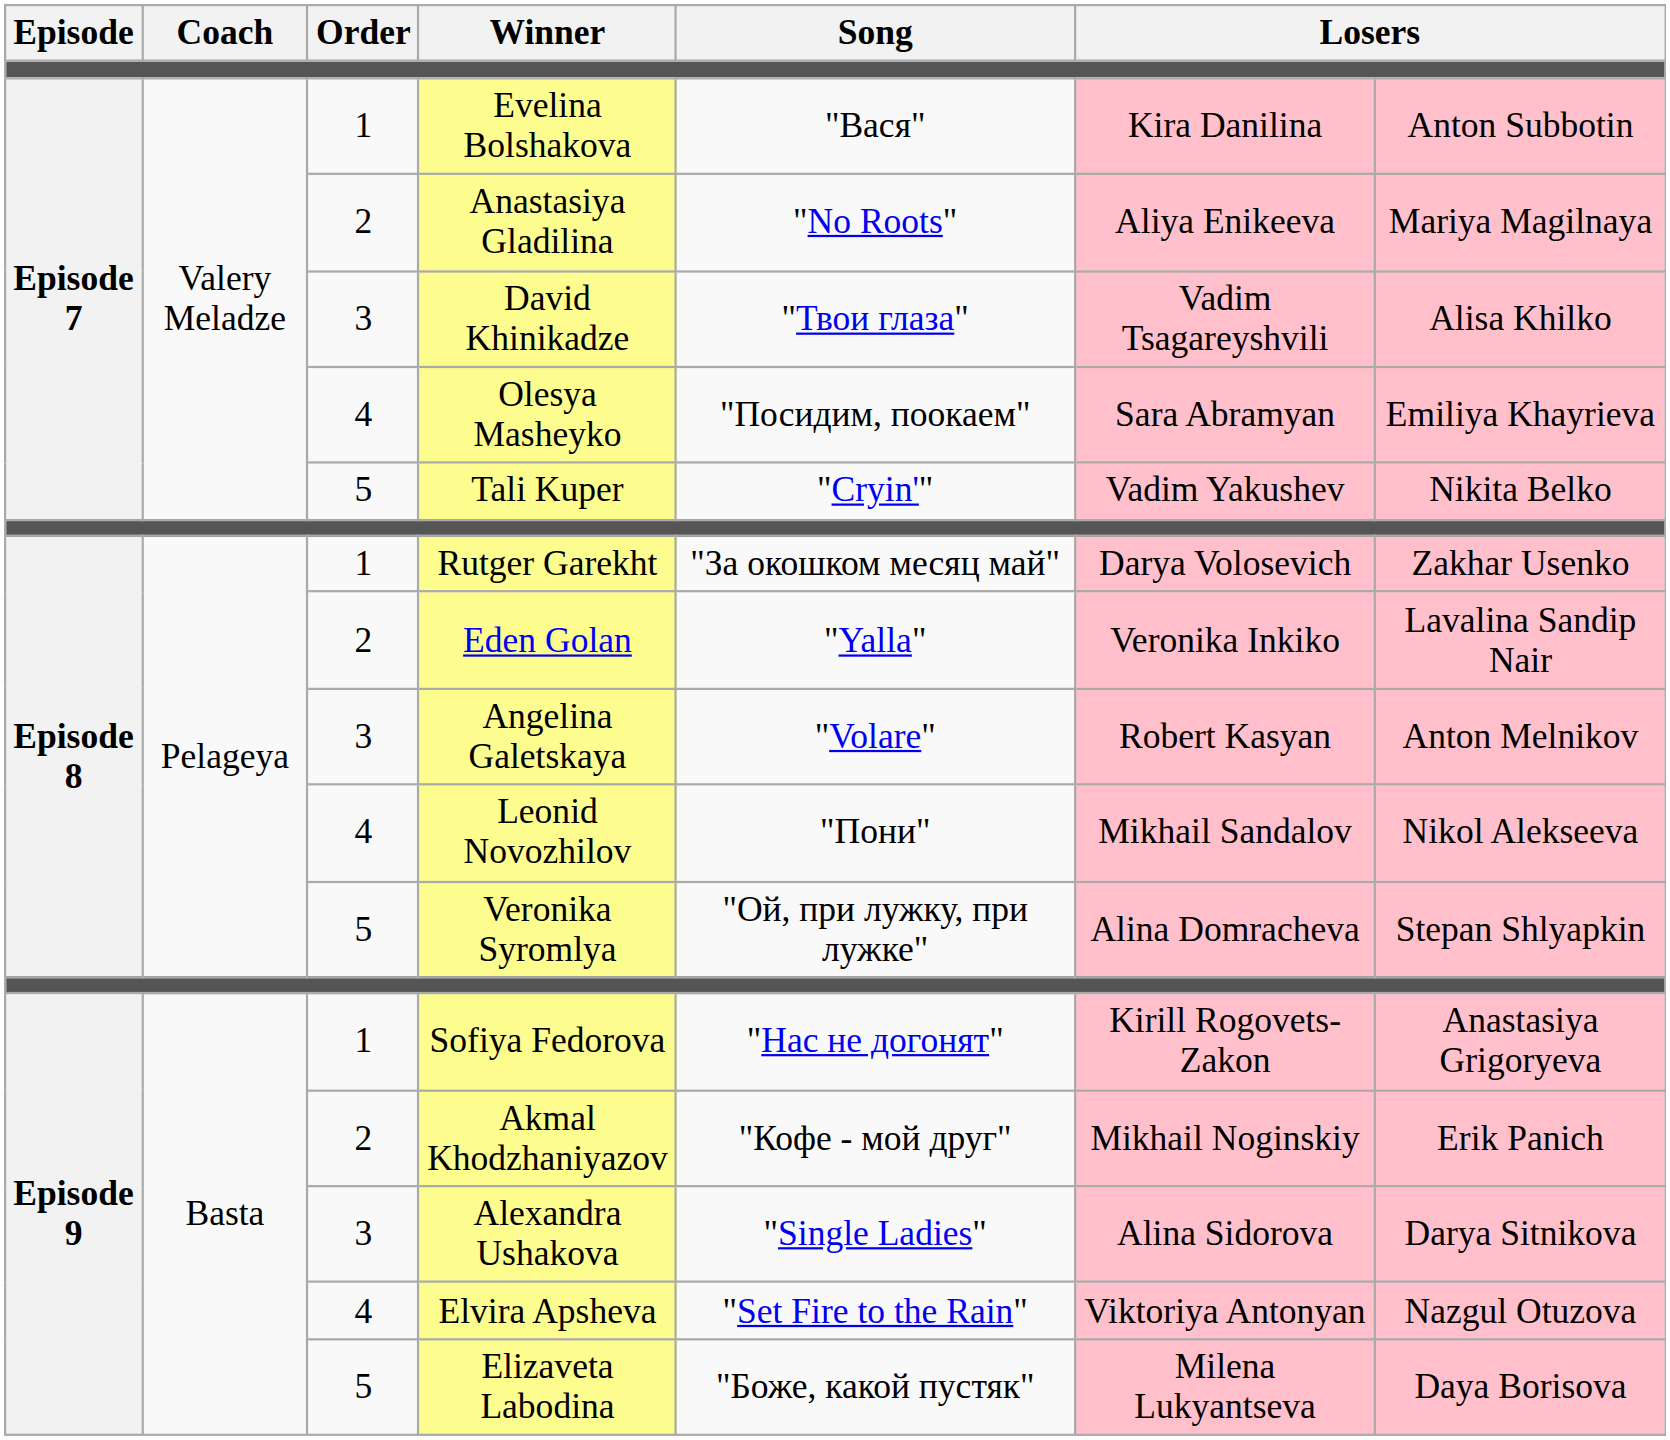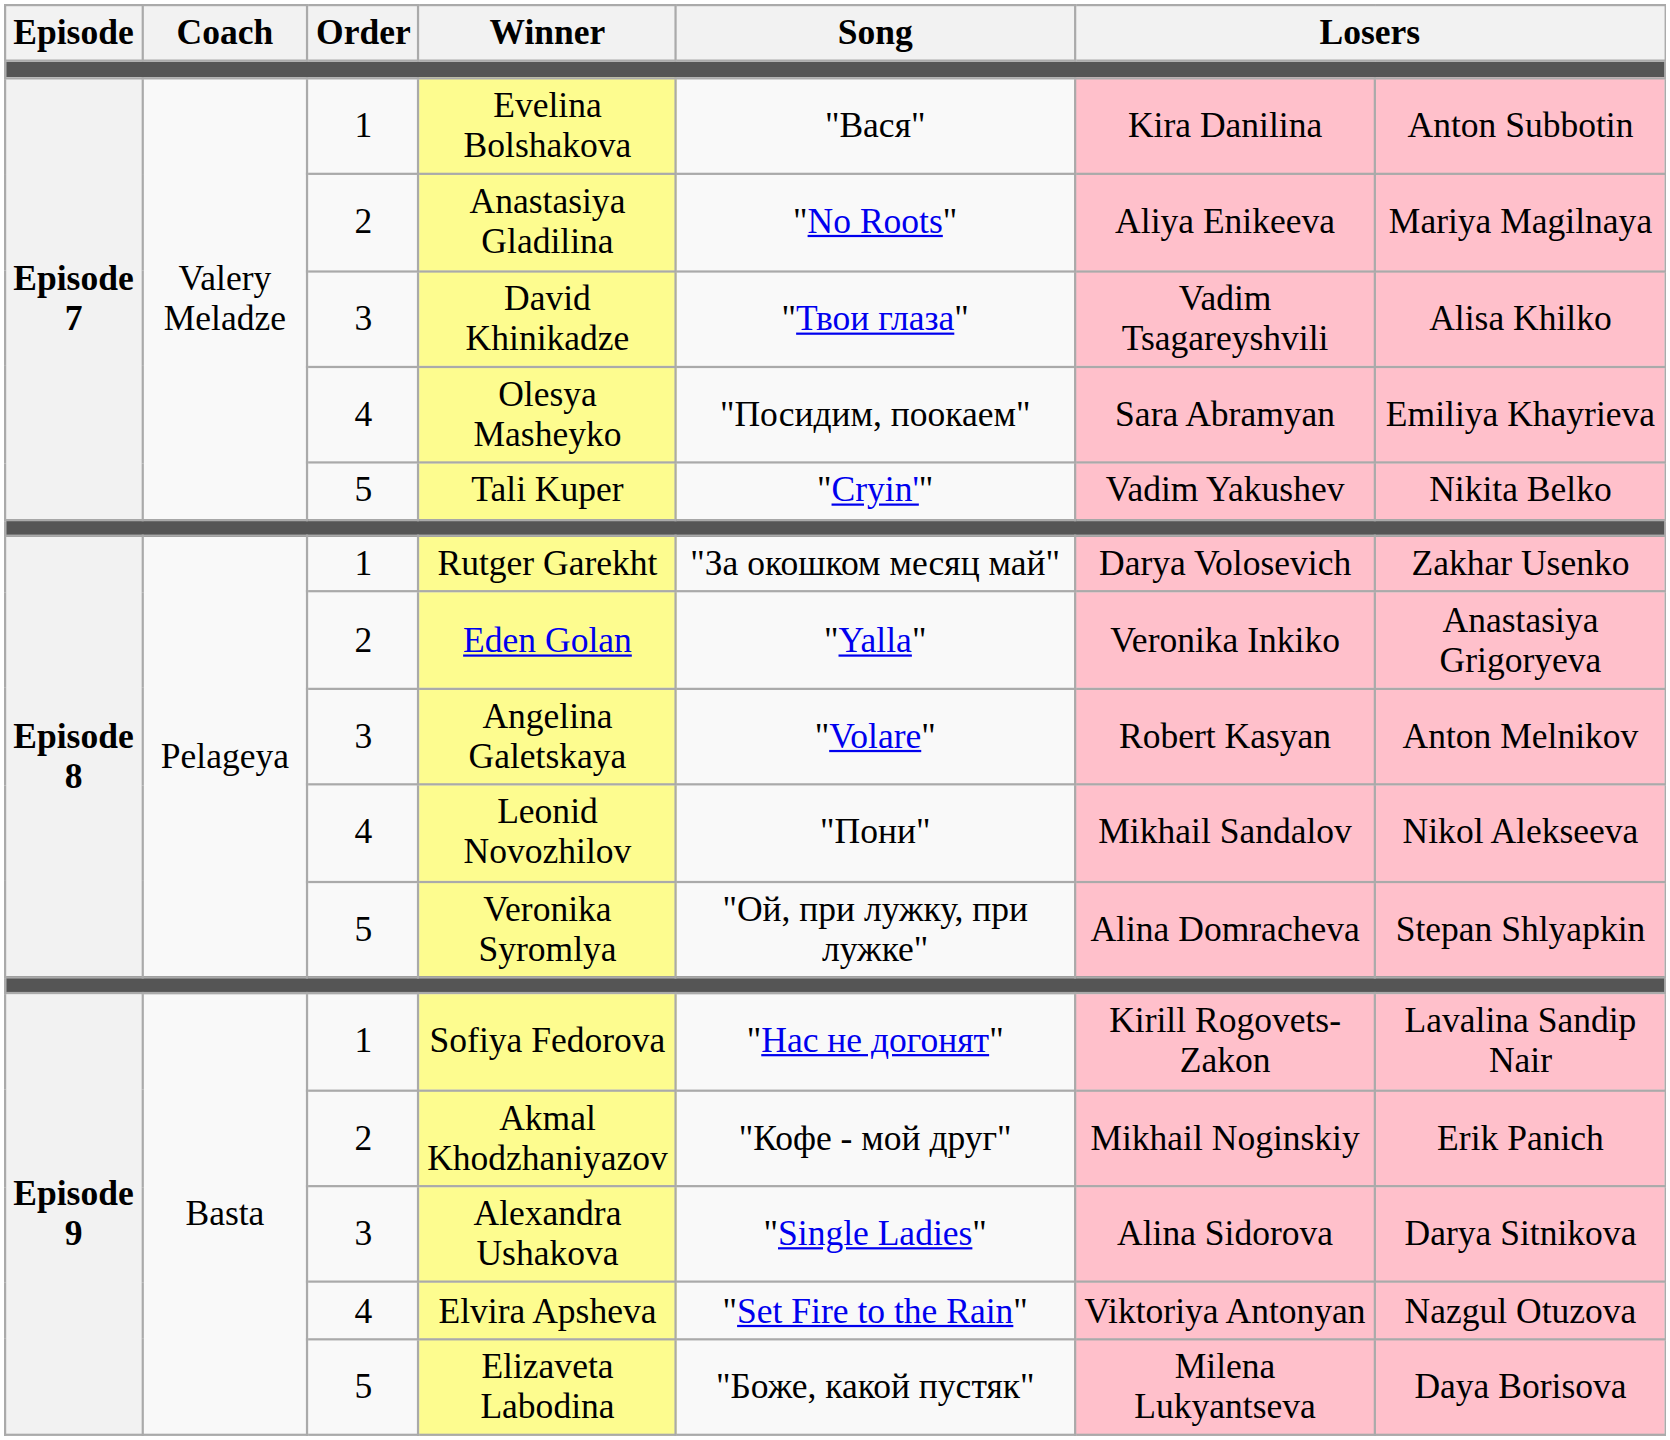(1520, 639) Lavalina Sandip Nair -> (1520, 639) Anastasiya Grigoryeva
(1520, 1041) Anastasiya Grigoryeva -> (1520, 1041) Lavalina Sandip Nair
